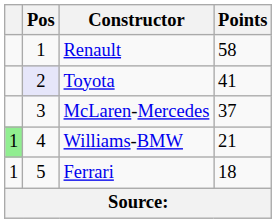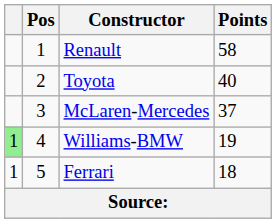(41, 80) lavender background -> (41, 80) no background
(227, 80) 41 -> (227, 80) 40
(227, 141) 21 -> (227, 141) 19
